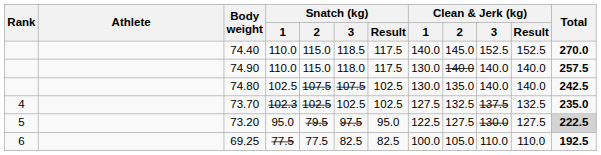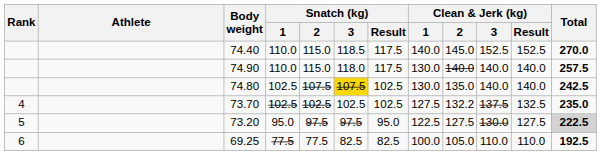(351, 86) no background -> (351, 86) gold background
(283, 104) 102.3 -> (283, 104) 102.5
(460, 104) 132.5 -> (460, 104) 132.2
(317, 123) 79.5 -> (317, 123) 97.5
